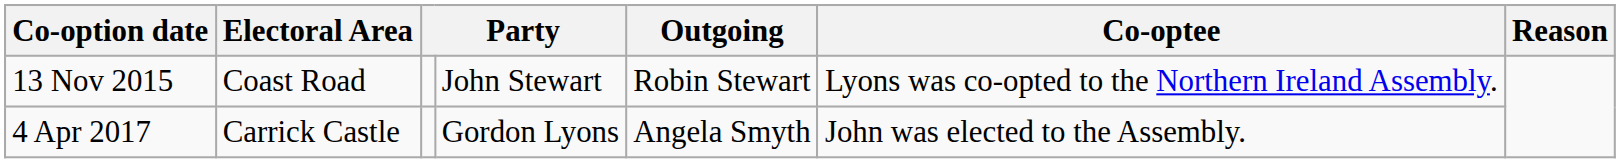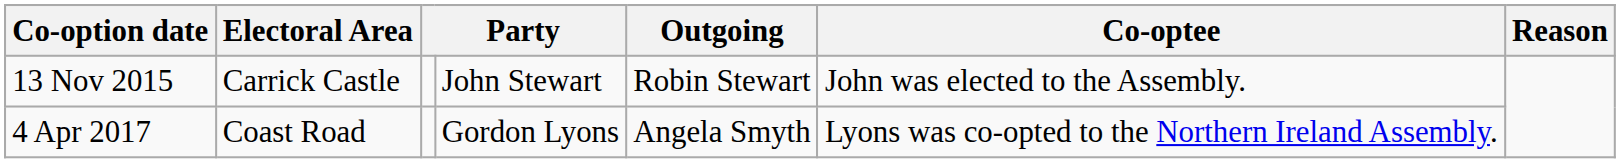(294, 81) Coast Road -> (311, 81) Carrick Castle
(1161, 81) Lyons was co-opted to the Northern Ireland Assembly. -> (1035, 81) John was elected to the Assembly.
(311, 131) Carrick Castle -> (294, 131) Coast Road
(1035, 131) John was elected to the Assembly. -> (1161, 131) Lyons was co-opted to the Northern Ireland Assembly.
